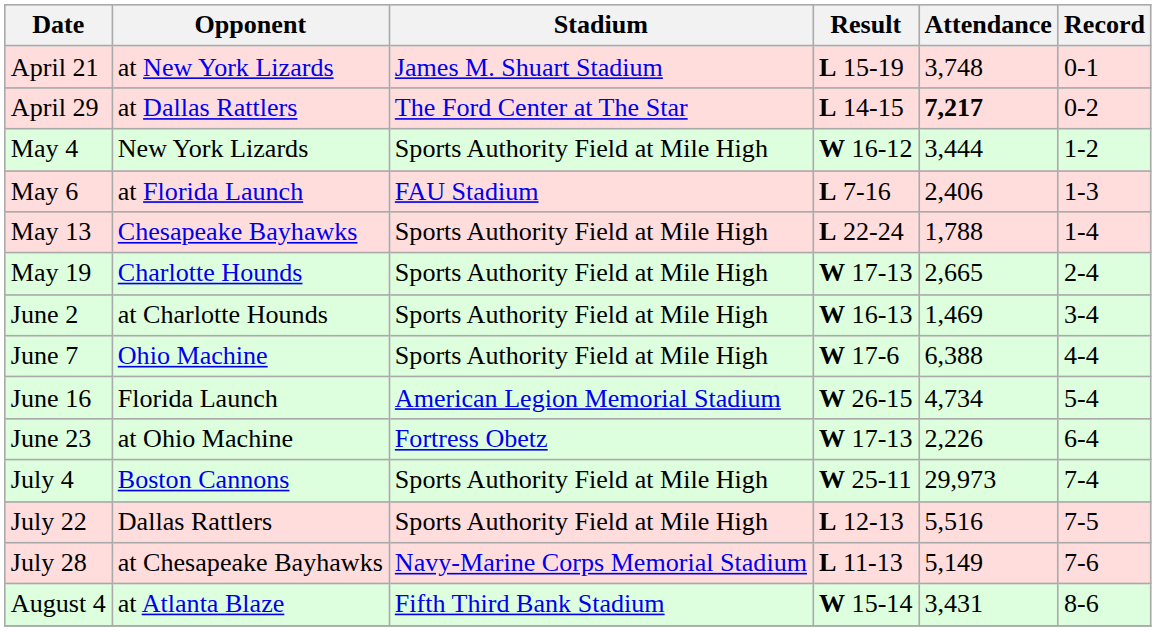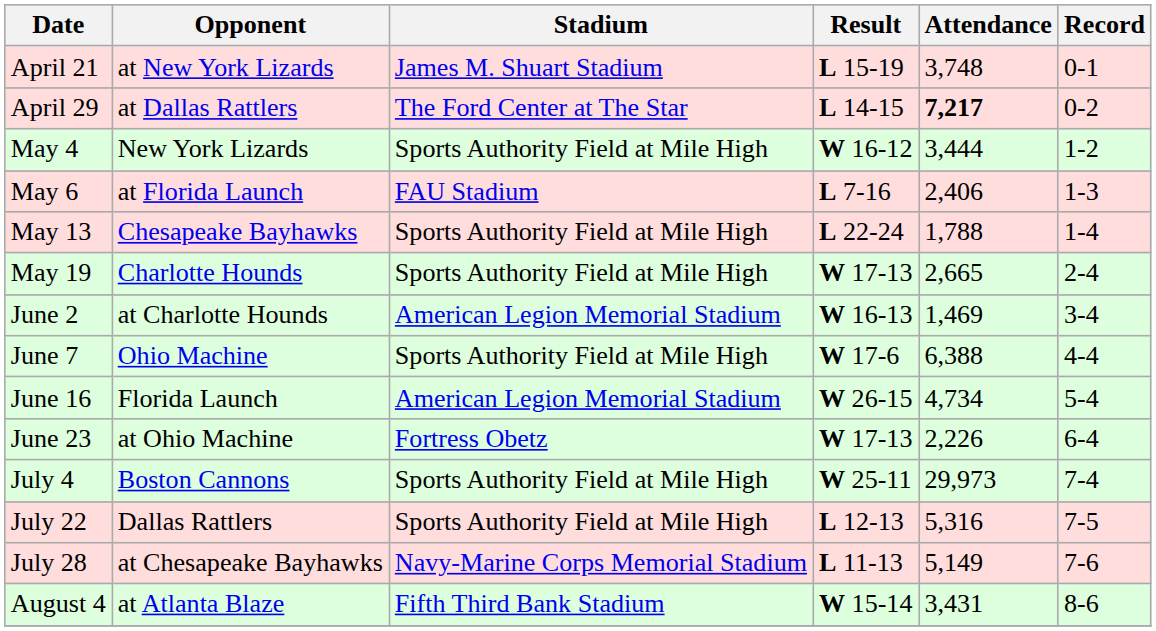(581, 314) Sports Authority Field at Mile High -> (588, 314) American Legion Memorial Stadium
(954, 521) 5,516 -> (954, 521) 5,316
